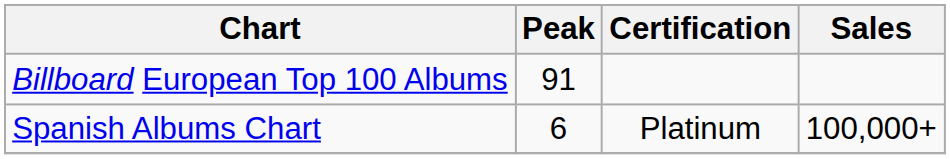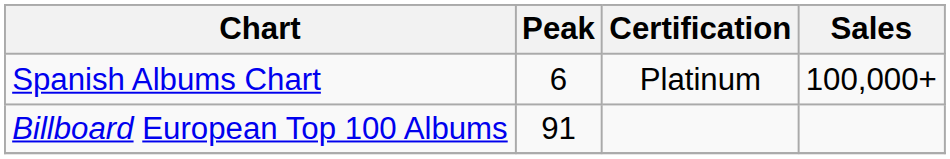rows swapped: (167, 128) <-> (260, 78)
